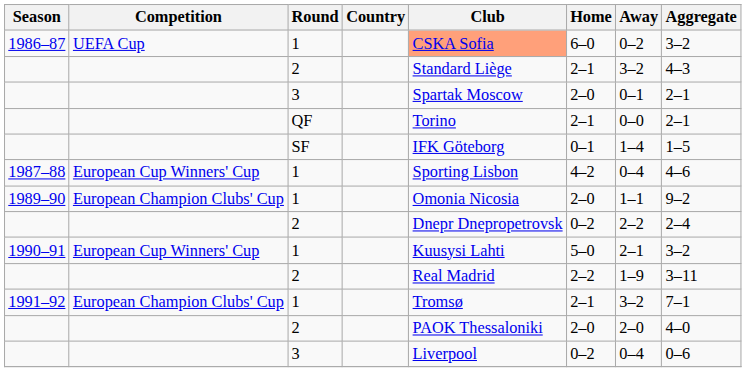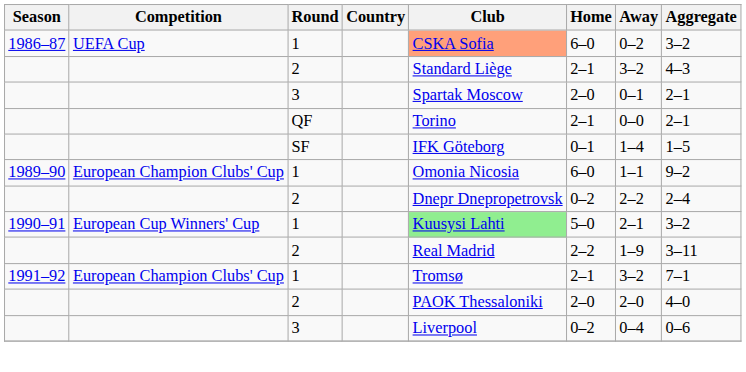- row: (37, 172)
(582, 198) 2–0 -> (582, 172) 6–0
(459, 250) no background -> (459, 224) lightgreen background
